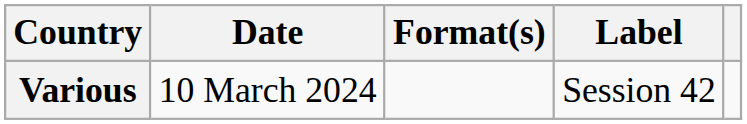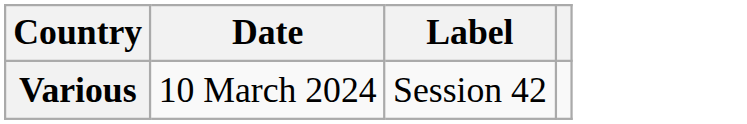- column: (469, 32)
